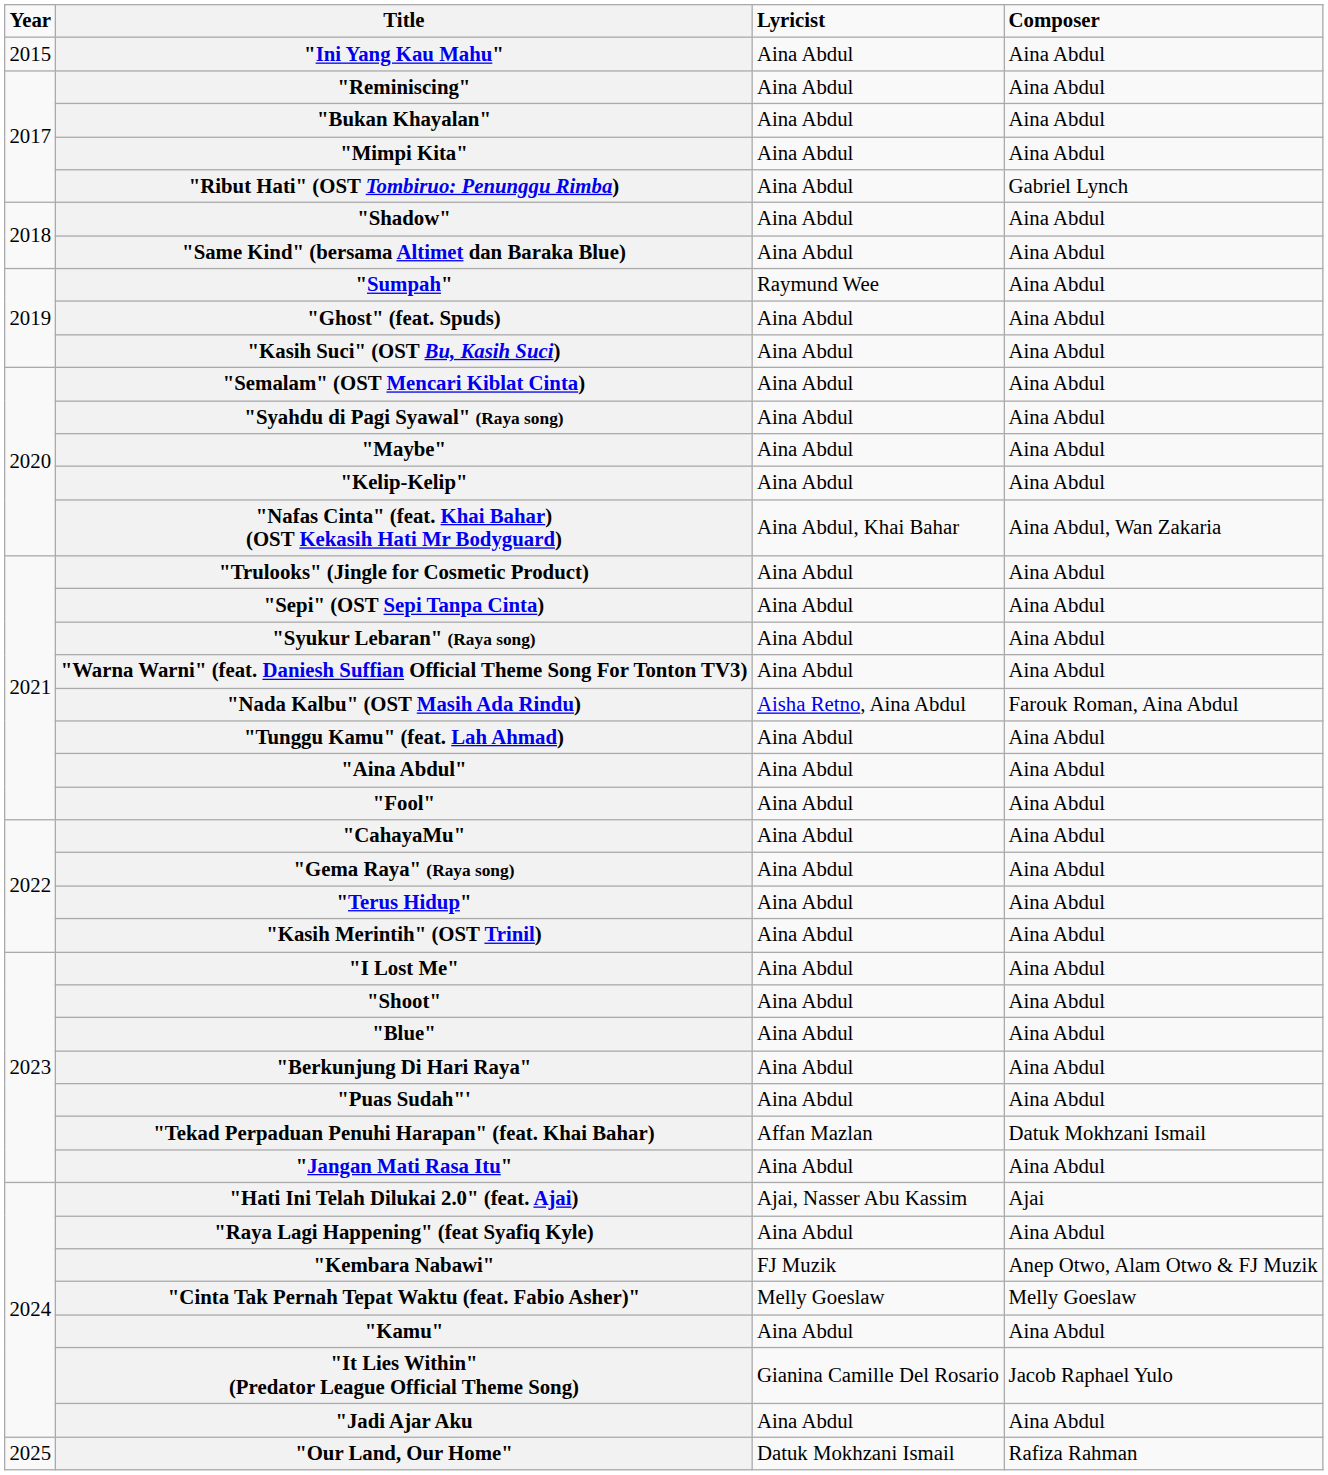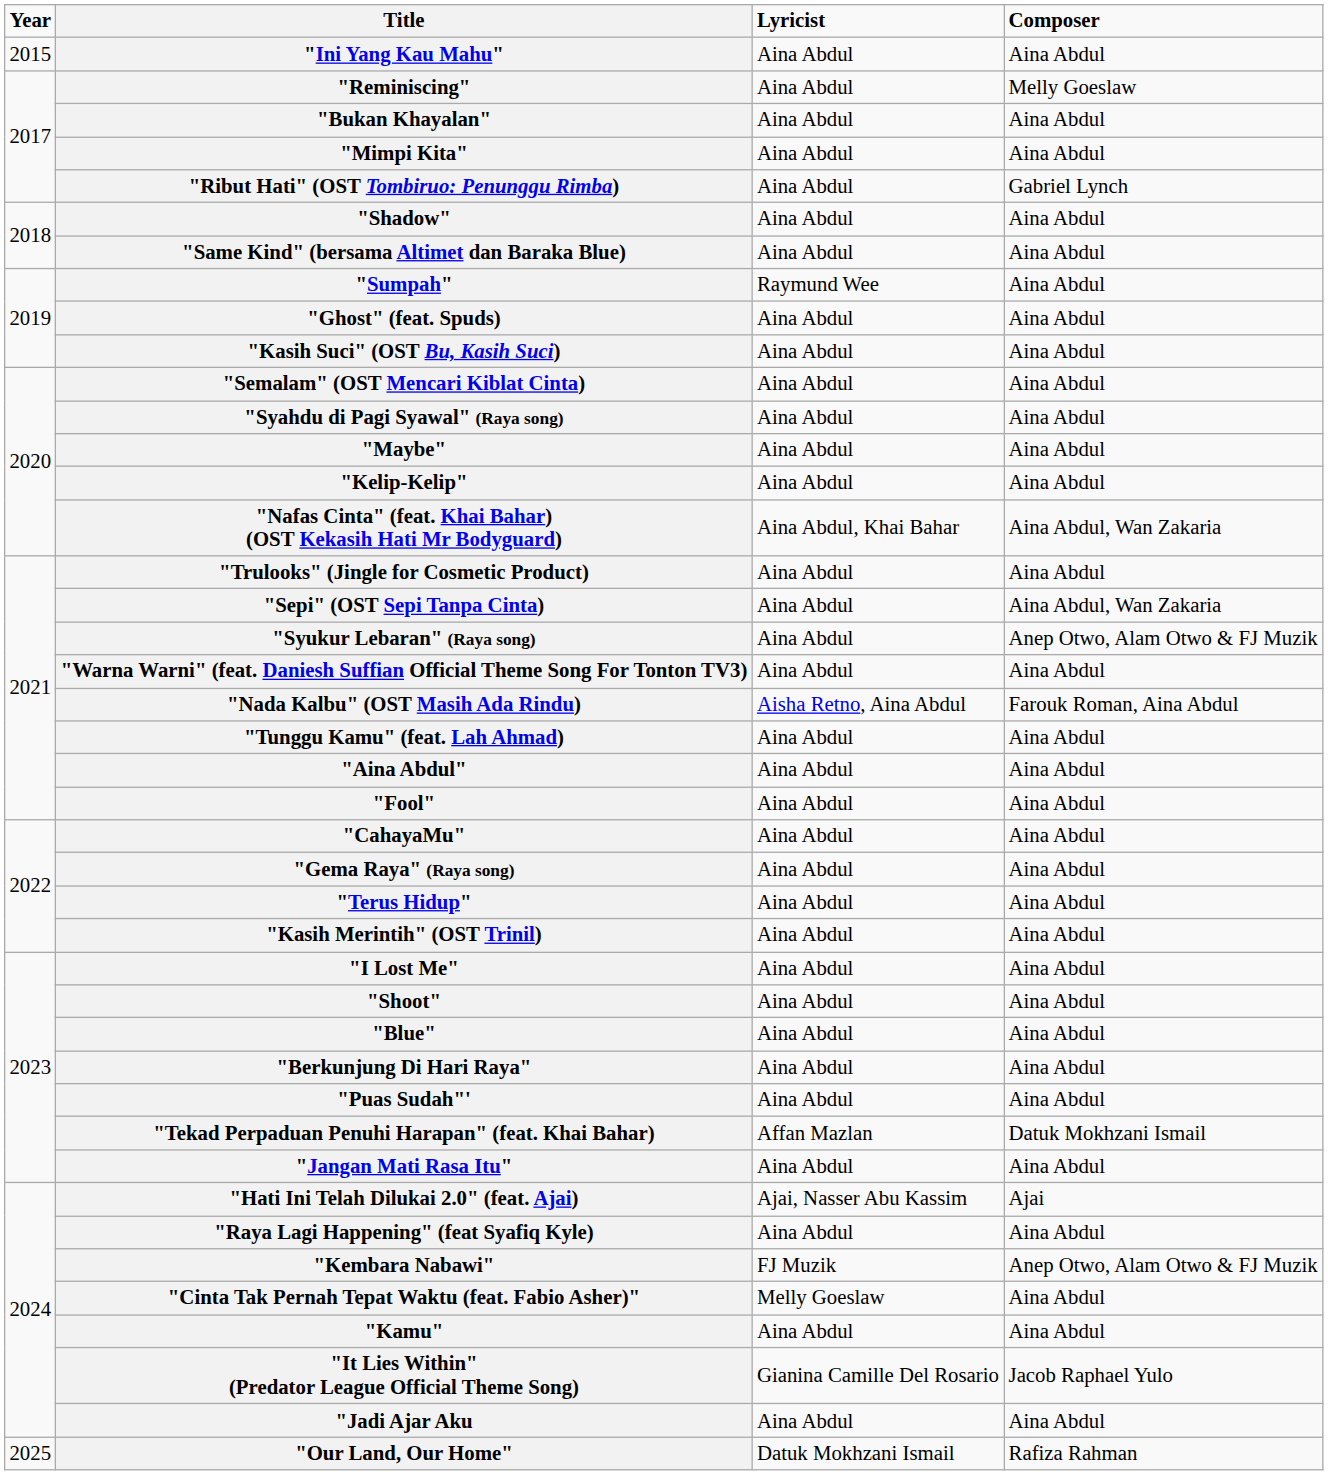(1057, 86) Aina Abdul -> (1072, 86) Melly Goeslaw
(1057, 605) Aina Abdul -> (1115, 605) Aina Abdul, Wan Zakaria
(1057, 638) Aina Abdul -> (1163, 638) Anep Otwo, Alam Otwo & FJ Muzik
(1072, 1297) Melly Goeslaw -> (1057, 1297) Aina Abdul
